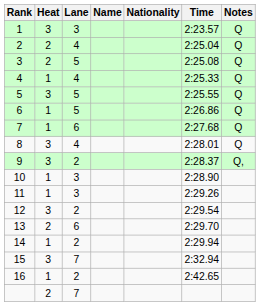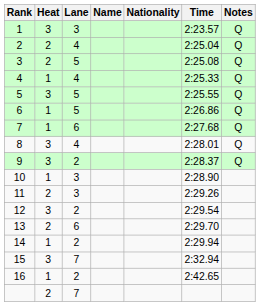(238, 161) Q, -> (238, 161) Q
(48, 194) 1 -> (48, 194) 2
